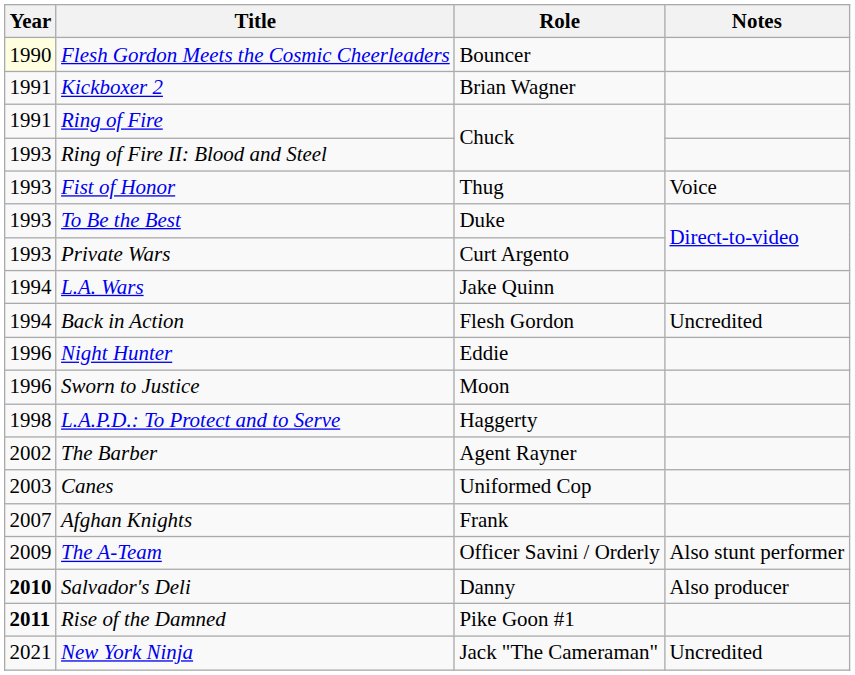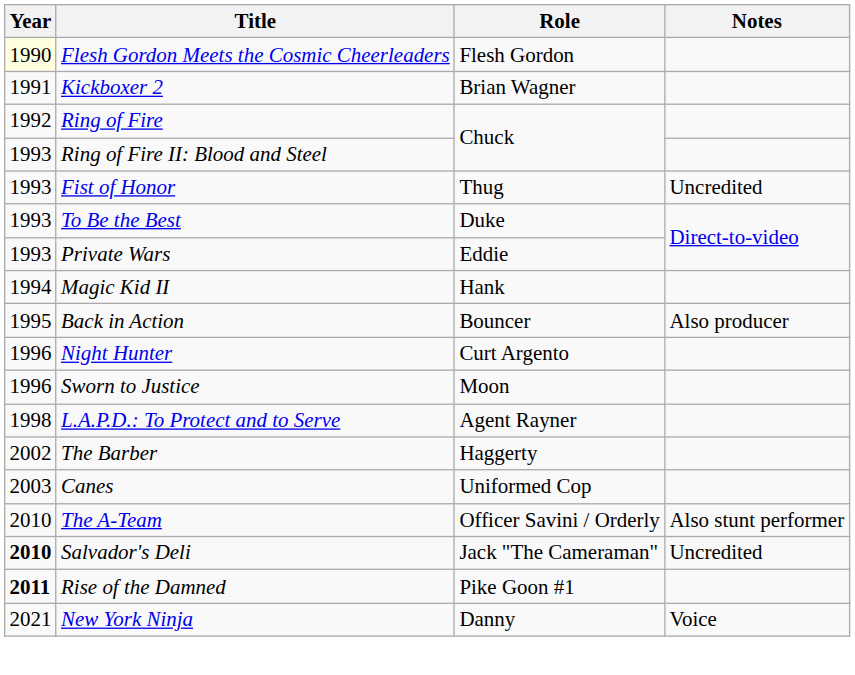(495, 54) Bouncer -> (517, 54) Flesh Gordon
(30, 120) 1991 -> (30, 120) 1992
(693, 187) Voice -> (716, 187) Uncredited
(514, 253) Curt Argento -> (484, 253) Eddie
+ row: (115, 287)
- row: (102, 287)
(30, 320) 1994 -> (30, 320) 1995
(517, 320) Flesh Gordon -> (495, 320) Bouncer
(716, 320) Uncredited -> (729, 320) Also producer
(484, 353) Eddie -> (514, 353) Curt Argento
(498, 420) Haggerty -> (518, 420) Agent Rayner
(518, 453) Agent Rayner -> (498, 453) Haggerty
- row: (127, 519)
(30, 552) 2009 -> (30, 519) 2010
(487, 586) Danny -> (559, 552) Jack "The Cameraman"
(729, 586) Also producer -> (716, 552) Uncredited
(559, 652) Jack "The Cameraman" -> (487, 619) Danny
(716, 652) Uncredited -> (693, 619) Voice
